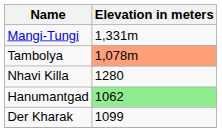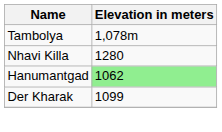- row: (43, 35)
(116, 55) lightsalmon background -> (116, 35) no background
